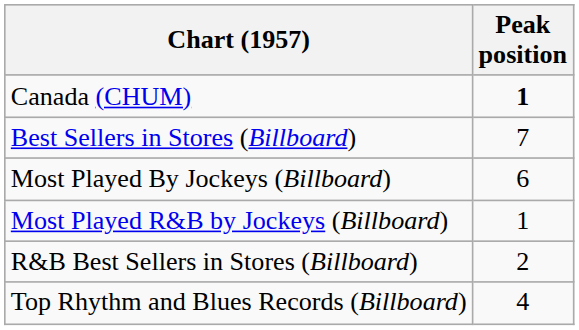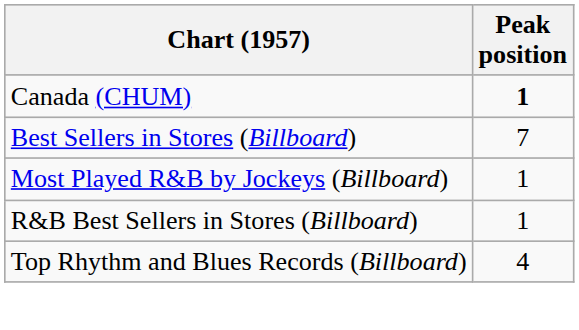- row: (201, 178)
(523, 261) 2 -> (523, 219) 1
